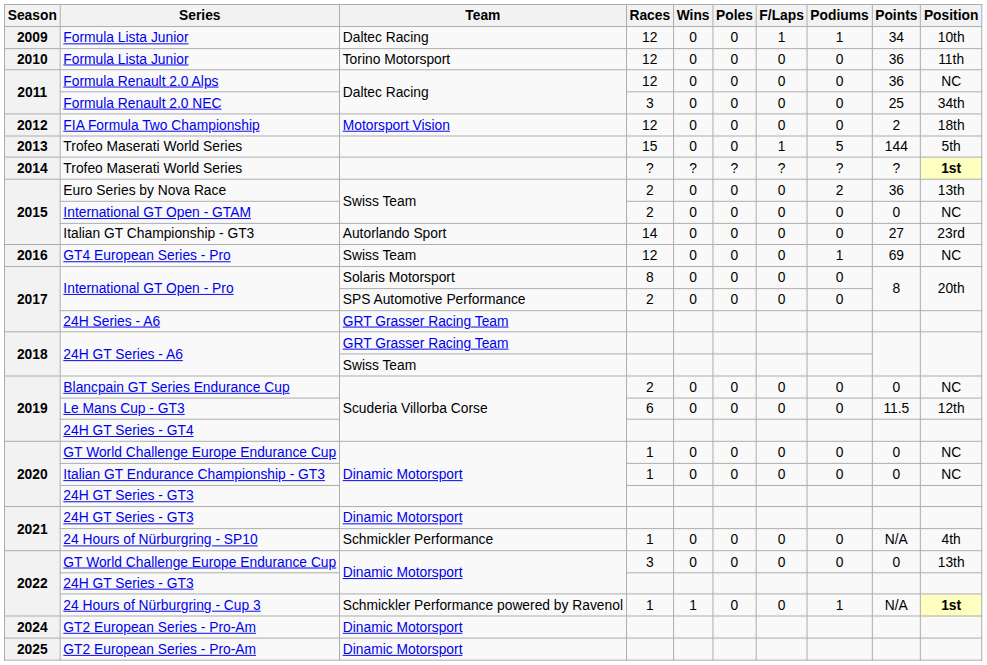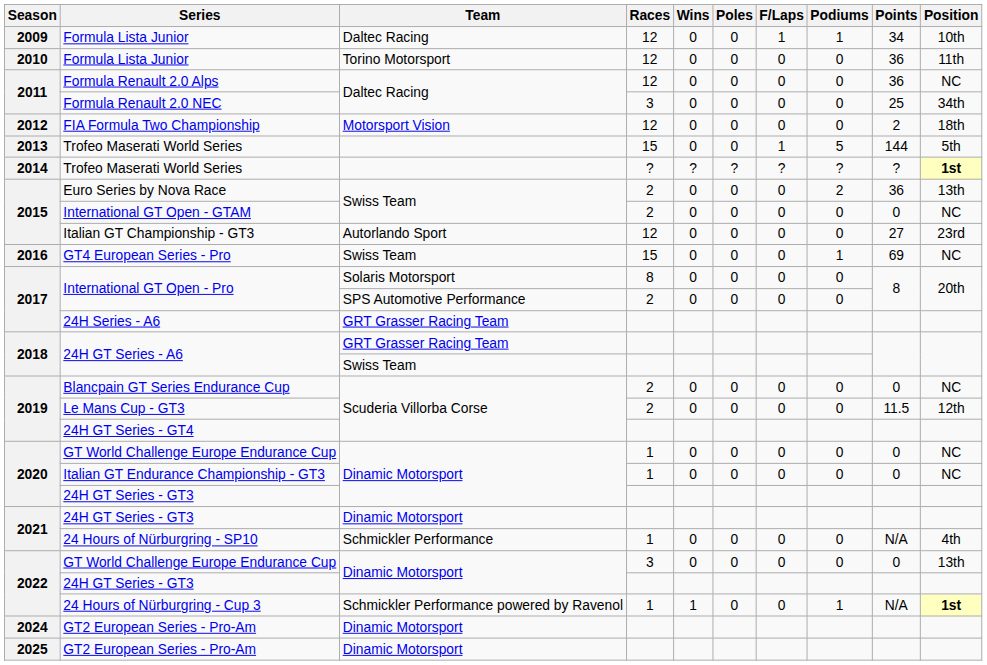(650, 234) 14 -> (650, 234) 12
(650, 256) 12 -> (650, 256) 15
(650, 409) 6 -> (650, 409) 2
